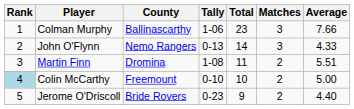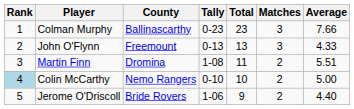(213, 29) 1-06 -> (213, 29) 0-23
(161, 46) Nemo Rangers -> (151, 46) Freemount
(242, 46) 14 -> (242, 46) 13
(151, 79) Freemount -> (161, 79) Nemo Rangers
(213, 96) 0-23 -> (213, 96) 1-06
